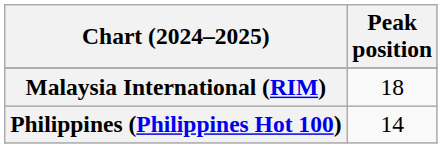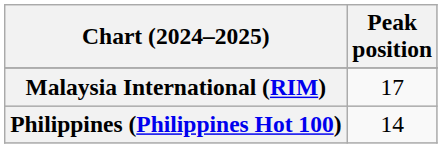(392, 86) 18 -> (392, 86) 17
